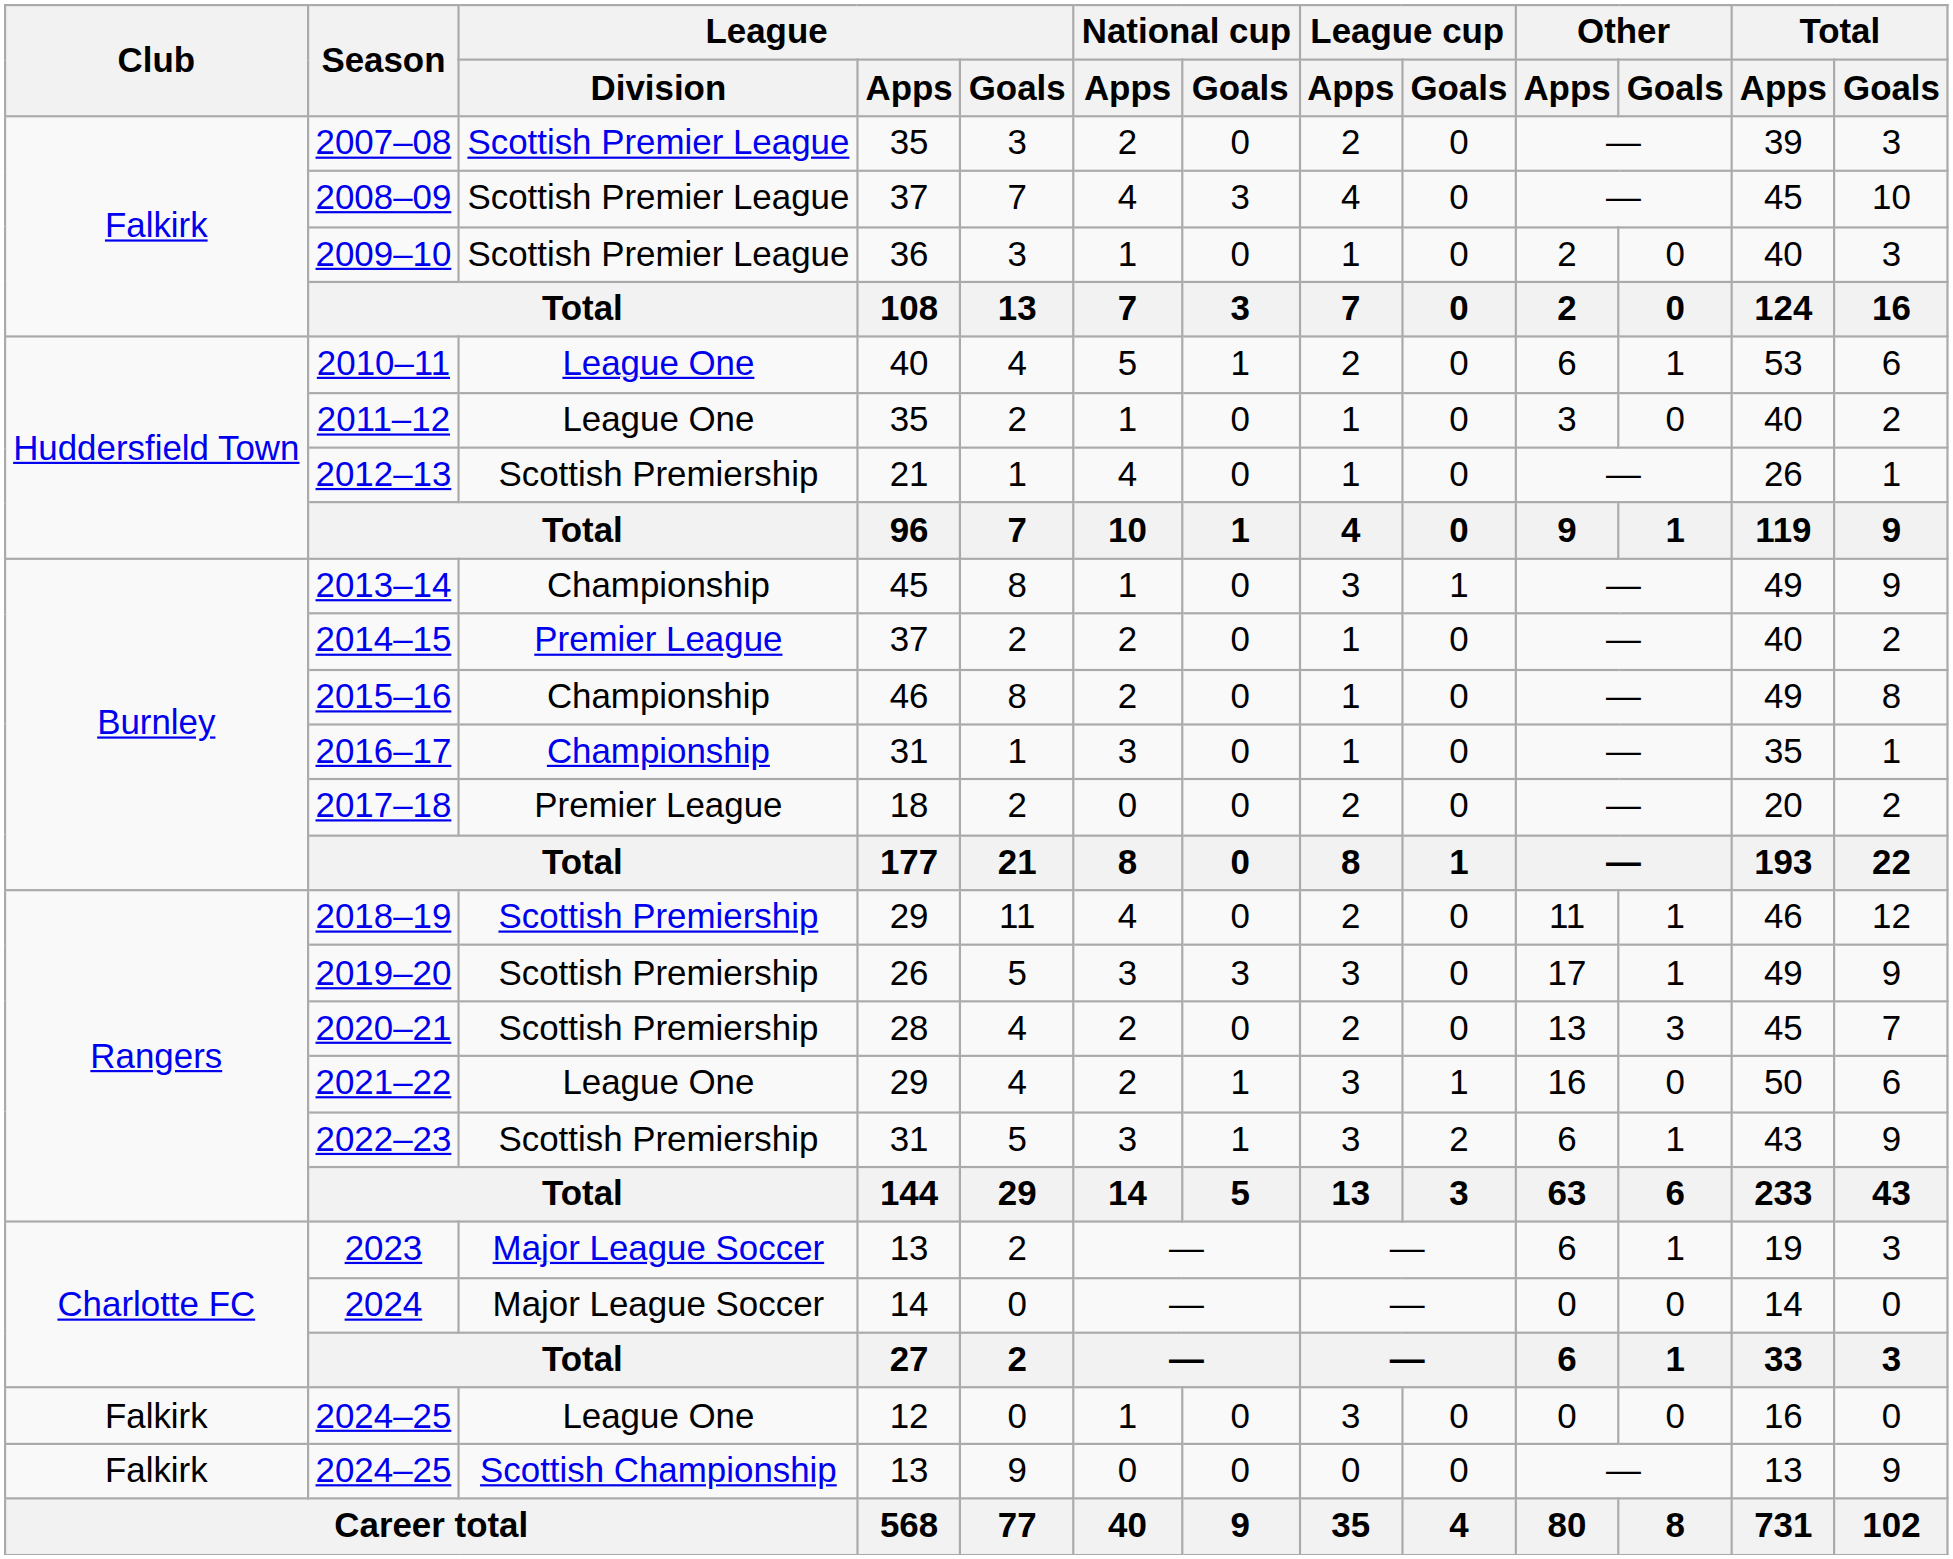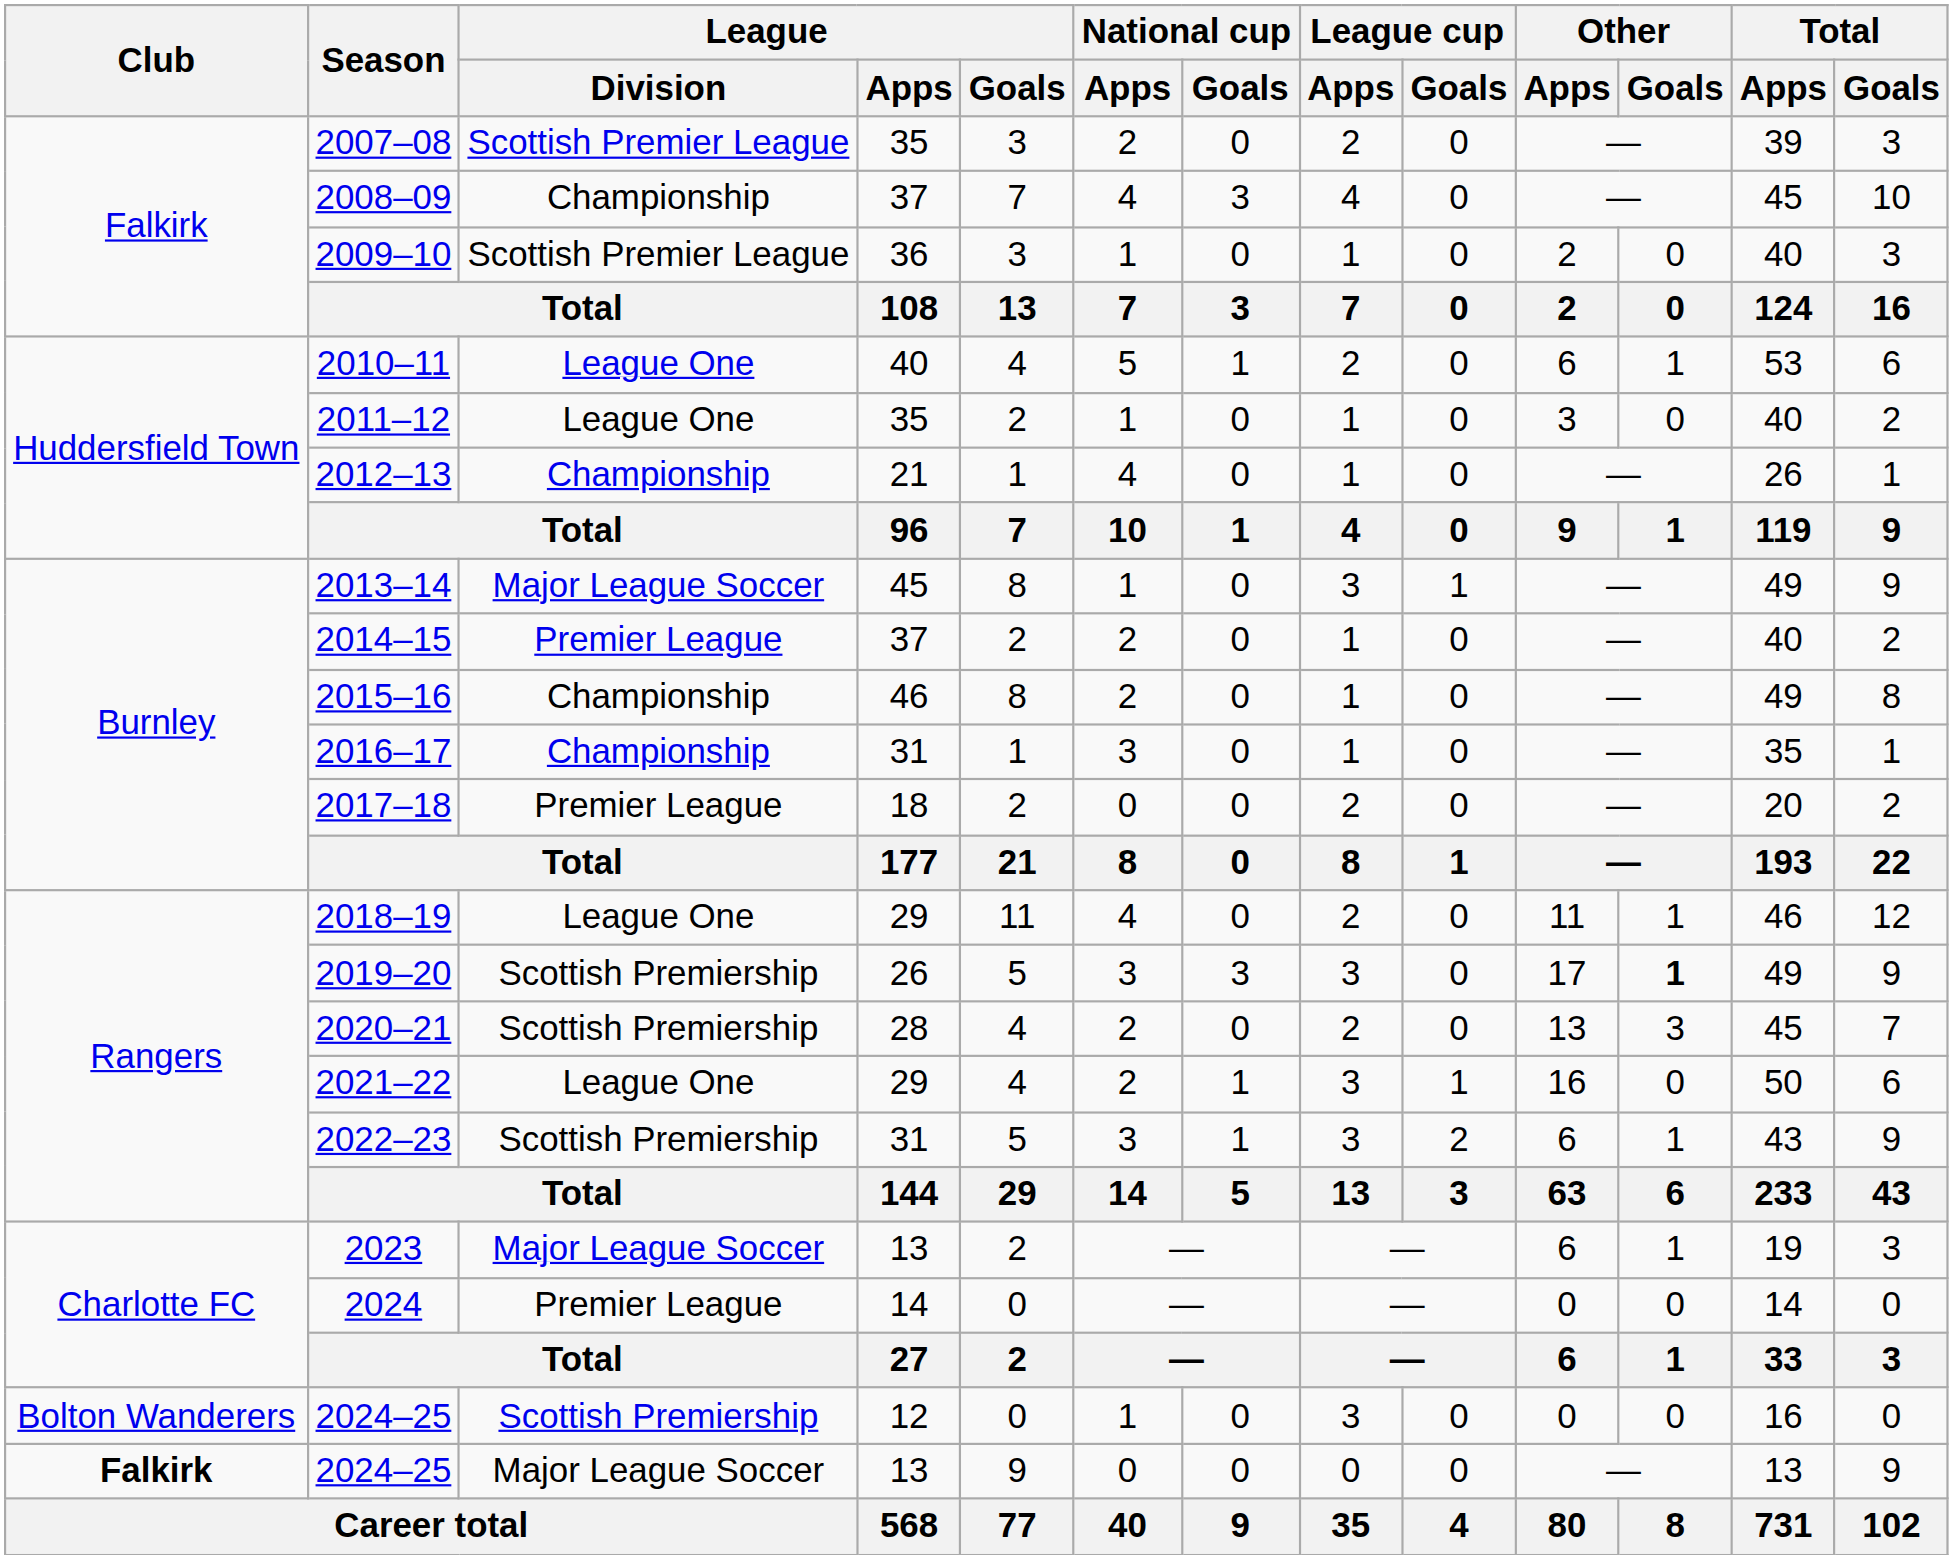(658, 198) Scottish Premier League -> (658, 198) Championship
(658, 474) Scottish Premiership -> (658, 474) Championship
(658, 585) Championship -> (658, 585) Major League Soccer
(658, 917) Scottish Premiership -> (658, 917) League One
(1675, 972) normal -> (1675, 972) bold
(658, 1304) Major League Soccer -> (658, 1304) Premier League
(156, 1415) Falkirk -> (156, 1415) Bolton Wanderers
(658, 1415) League One -> (658, 1415) Scottish Premiership
(156, 1470) normal -> (156, 1470) bold
(658, 1470) Scottish Championship -> (658, 1470) Major League Soccer
